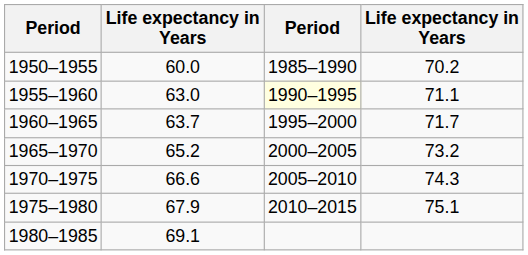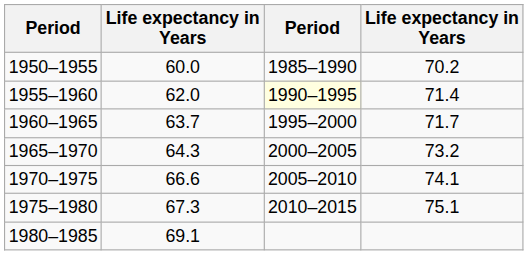(183, 94) 63.0 -> (183, 94) 62.0
(442, 94) 71.1 -> (442, 94) 71.4
(183, 151) 65.2 -> (183, 151) 64.3
(442, 179) 74.3 -> (442, 179) 74.1
(183, 207) 67.9 -> (183, 207) 67.3
